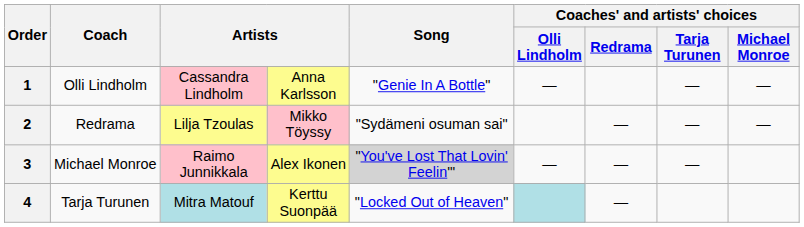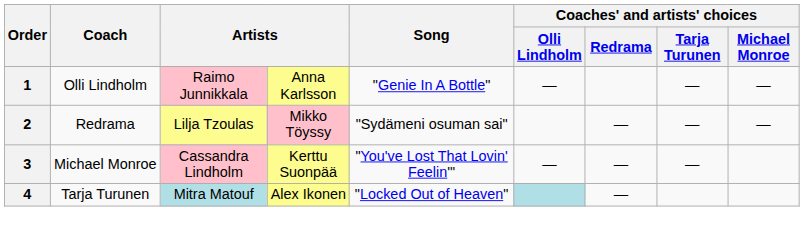(214, 85) Cassandra Lindholm -> (214, 85) Raimo Junnikkala
(214, 163) Raimo Junnikkala -> (214, 163) Cassandra Lindholm
(308, 163) Alex Ikonen -> (308, 163) Kerttu Suonpää
(432, 163) lightgrey background -> (432, 163) no background
(308, 203) Kerttu Suonpää -> (308, 194) Alex Ikonen
